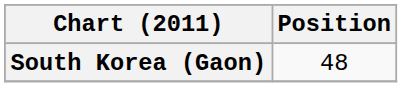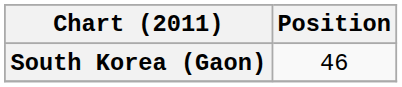(334, 63) 48 -> (334, 63) 46
